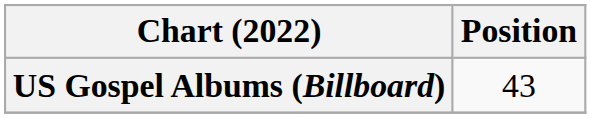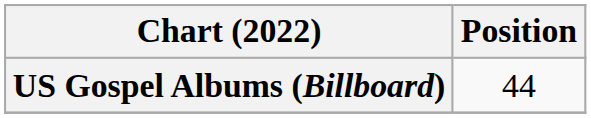(519, 84) 43 -> (519, 84) 44
